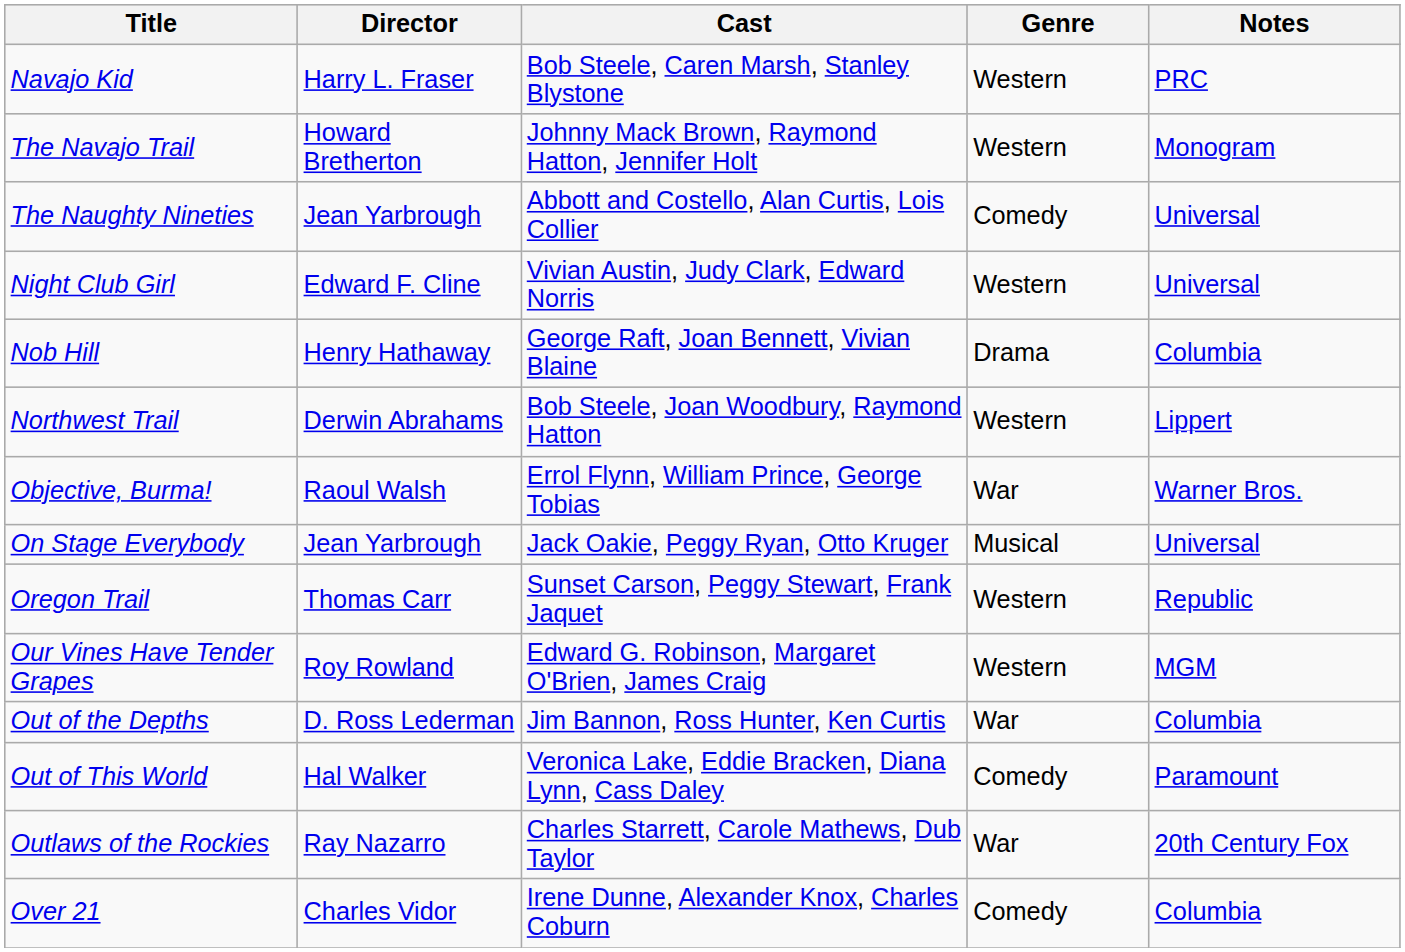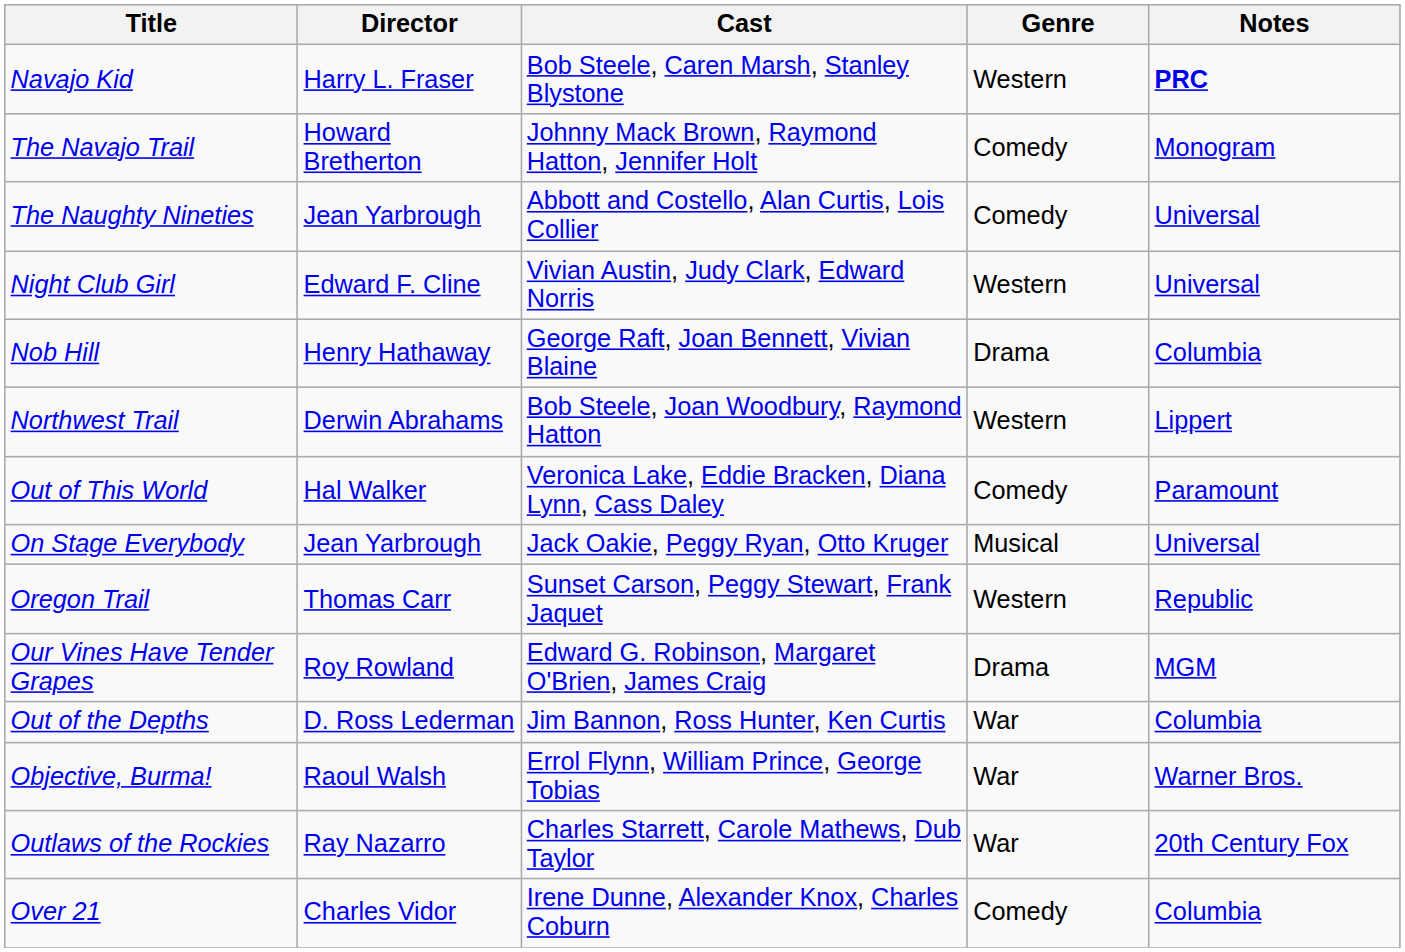(1181, 78) normal -> (1181, 78) bold
(1020, 147) Western -> (1020, 147) Comedy
rows swapped: (111, 490) <-> (109, 775)
(1020, 667) Western -> (1011, 667) Drama
